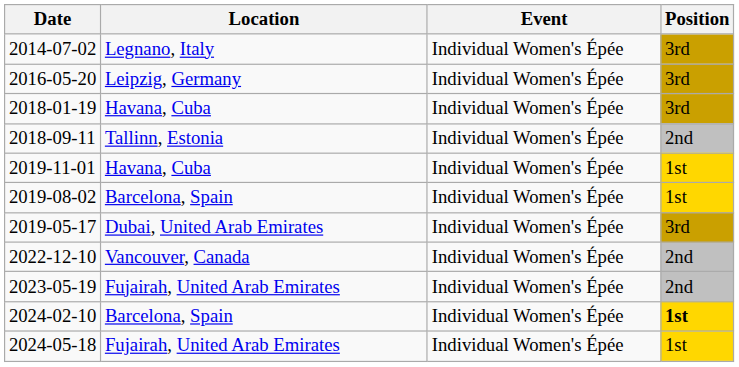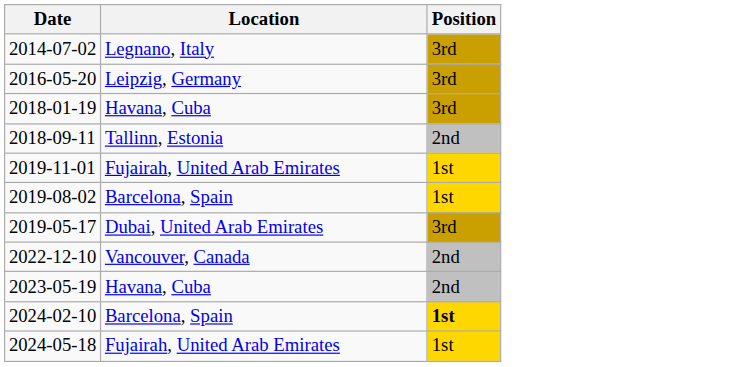- column: (544, 19)
(158, 167) Havana, Cuba -> (222, 167) Fujairah, United Arab Emirates
(222, 286) Fujairah, United Arab Emirates -> (158, 286) Havana, Cuba
